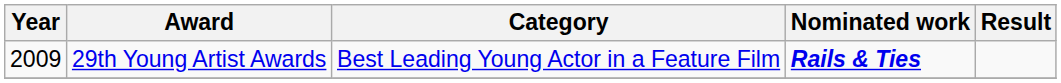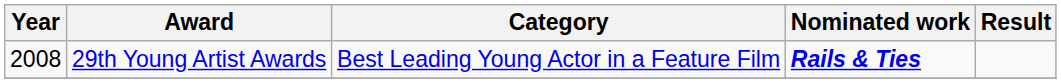(36, 59) 2009 -> (36, 59) 2008
